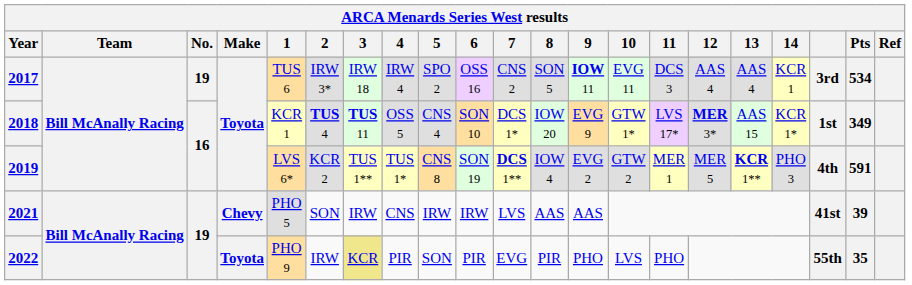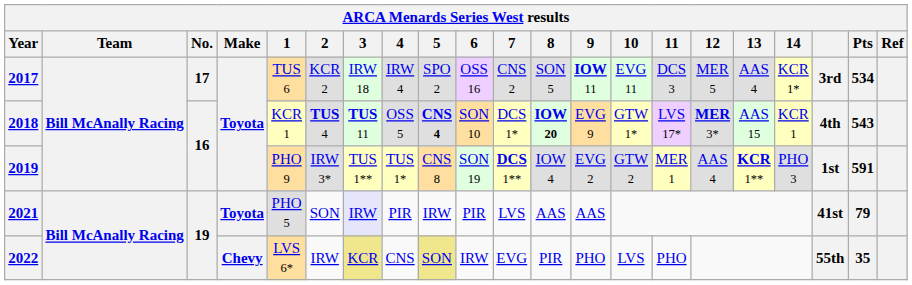(202, 78) 19 -> (202, 78) 17
(325, 78) IRW 3* -> (325, 78) KCR 2
(710, 78) AAS 4 -> (713, 78) MER 5
(791, 78) KCR 1 -> (793, 78) KCR 1*
(437, 122) normal -> (437, 123) bold
(549, 122) normal -> (551, 123) bold
(791, 122) KCR 1* -> (793, 122) KCR 1
(828, 123) 1st -> (830, 123) 4th
(860, 123) 349 -> (863, 123) 543
(287, 167) LVS 6* -> (287, 167) PHO 9
(325, 167) KCR 2 -> (325, 167) IRW 3*
(710, 167) MER 5 -> (713, 167) AAS 4
(828, 168) 4th -> (830, 168) 1st
(242, 212) Chevy -> (242, 212) Toyota
(363, 212) no background -> (363, 212) lavender background
(400, 212) CNS -> (400, 212) PIR
(474, 212) IRW -> (474, 212) PIR
(860, 212) 39 -> (863, 212) 79
(242, 257) Toyota -> (242, 257) Chevy
(287, 257) PHO 9 -> (287, 257) LVS 6*
(400, 257) PIR -> (400, 257) CNS
(437, 257) no background -> (437, 257) khaki background
(474, 257) PIR -> (474, 257) IRW
